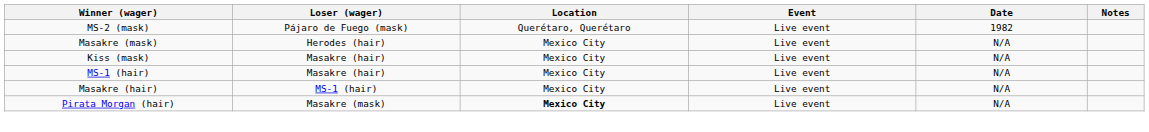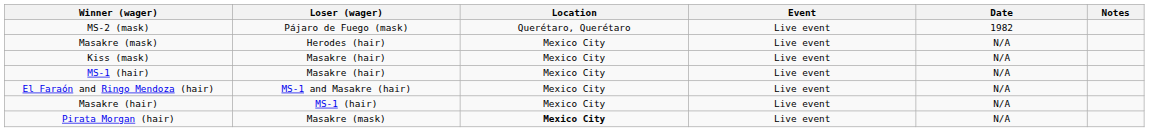+ row: (118, 88)
